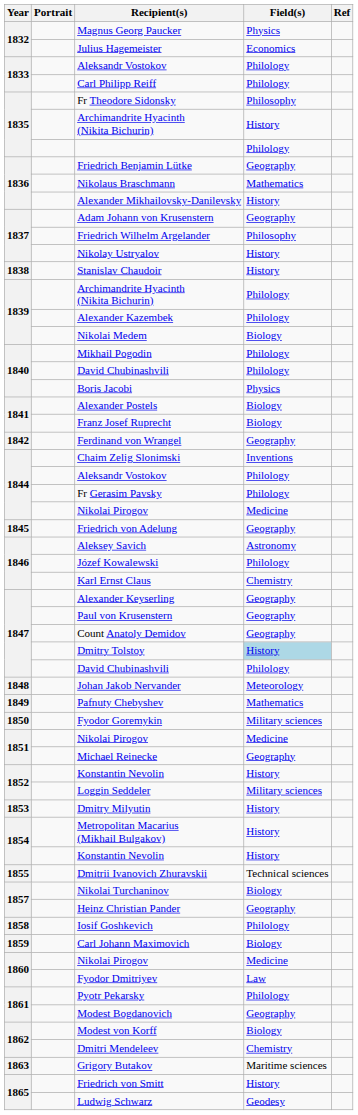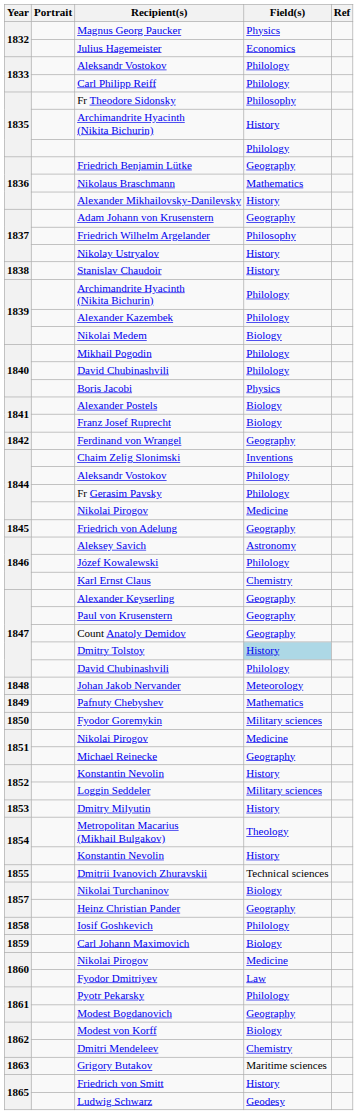(263, 832) History -> (267, 832) Theology
